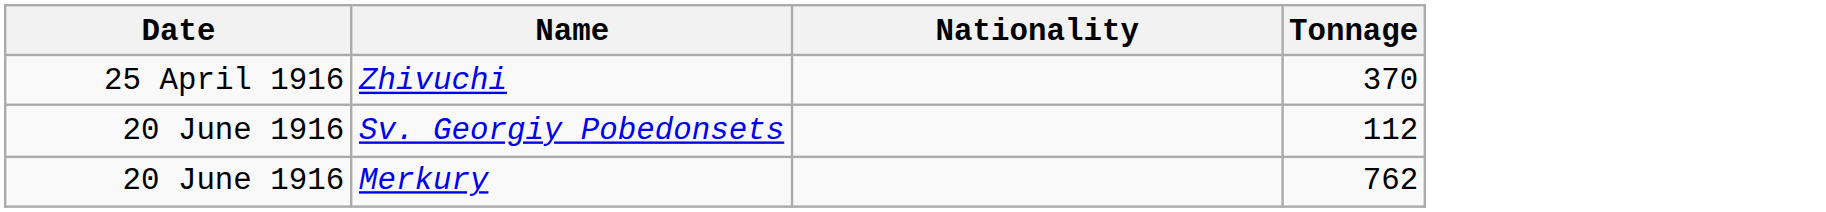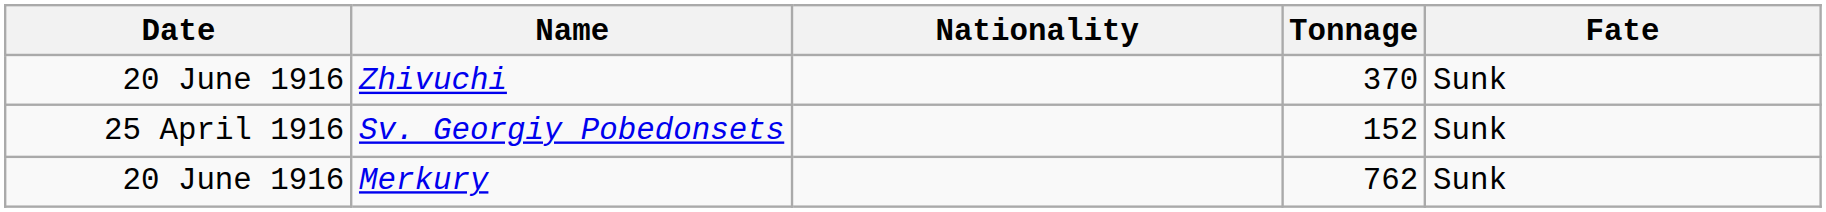+ column: (1623, 30)
(224, 81) 25 April 1916 -> (233, 81) 20 June 1916
(233, 131) 20 June 1916 -> (224, 131) 25 April 1916
(1391, 131) 112 -> (1391, 131) 152
